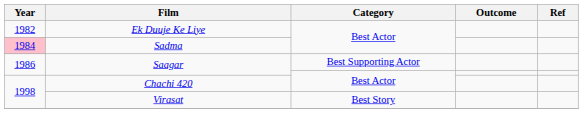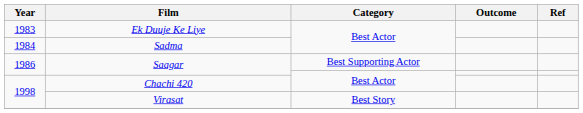(25, 29) 1982 -> (25, 29) 1983
(25, 45) pink background -> (25, 45) no background
